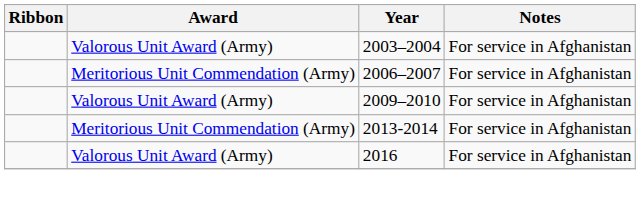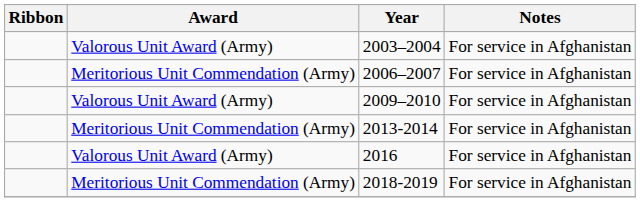+ row: (400, 182)
